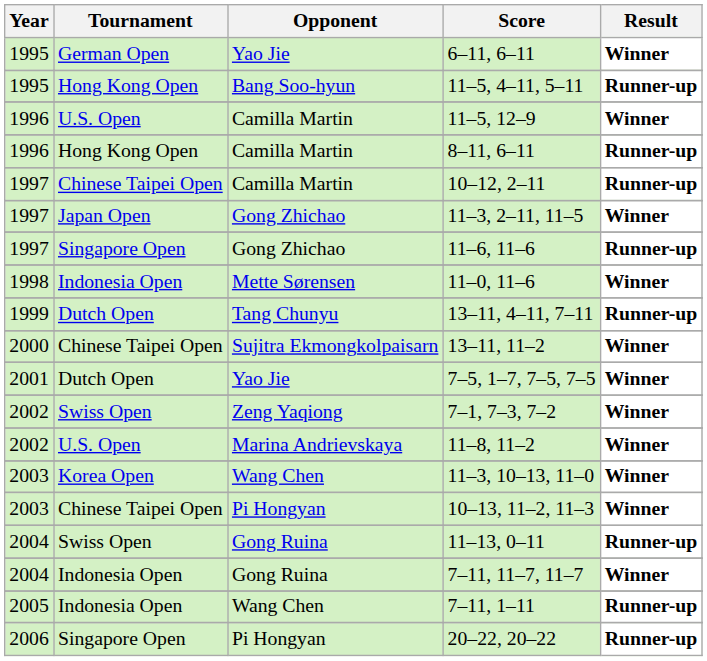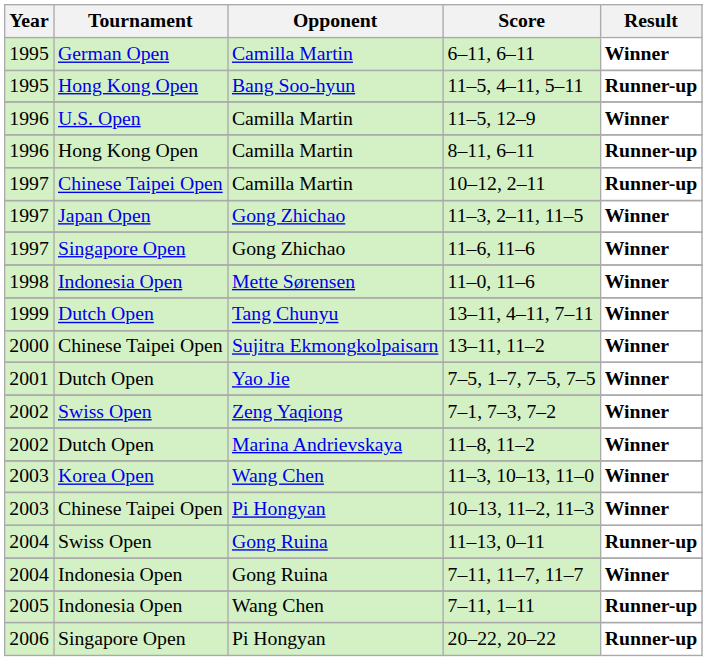(261, 53) Yao Jie -> (292, 53) Camilla Martin
(651, 248) Runner-up -> (637, 248) Winner
(651, 313) Runner-up -> (637, 313) Winner
(99, 444) U.S. Open -> (106, 444) Dutch Open
